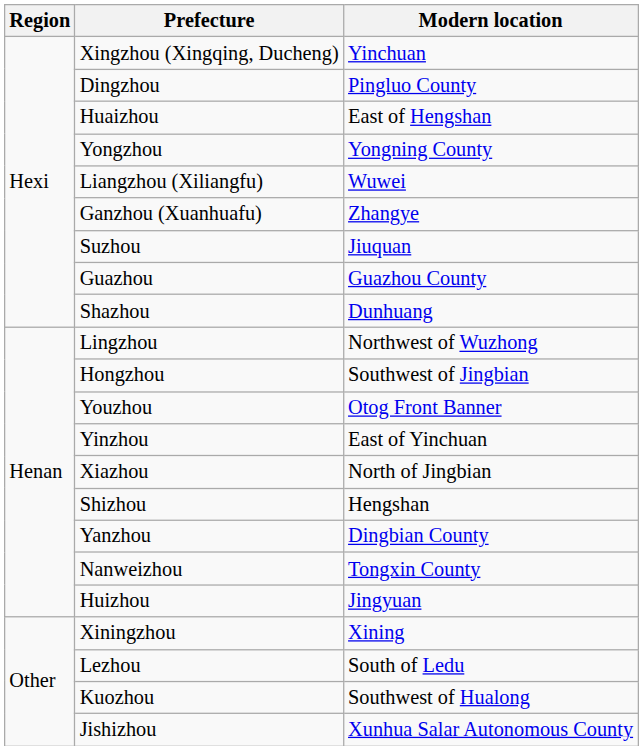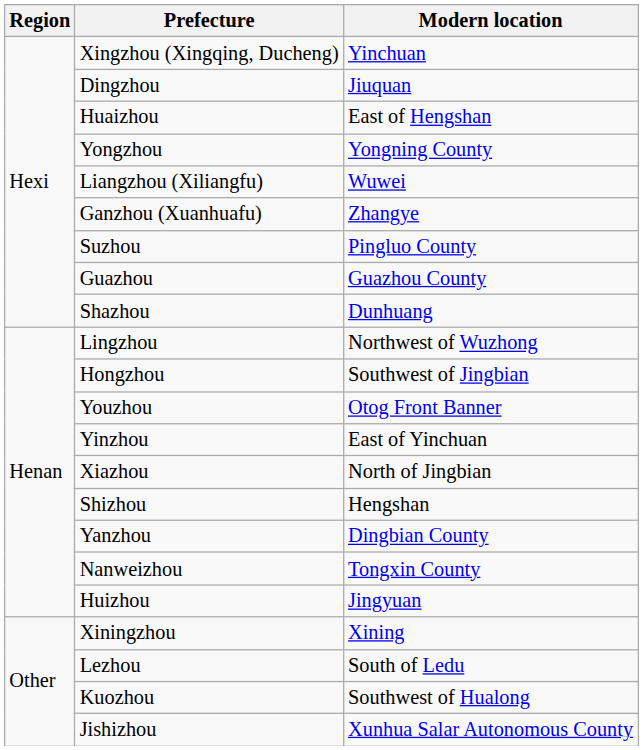(412, 85) Pingluo County -> (380, 85) Jiuquan
(380, 246) Jiuquan -> (412, 246) Pingluo County
